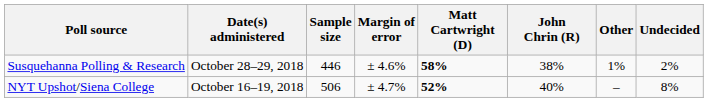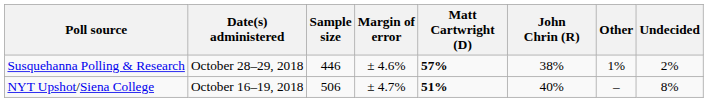(434, 65) 58% -> (434, 65) 57%
(434, 87) 52% -> (434, 87) 51%
